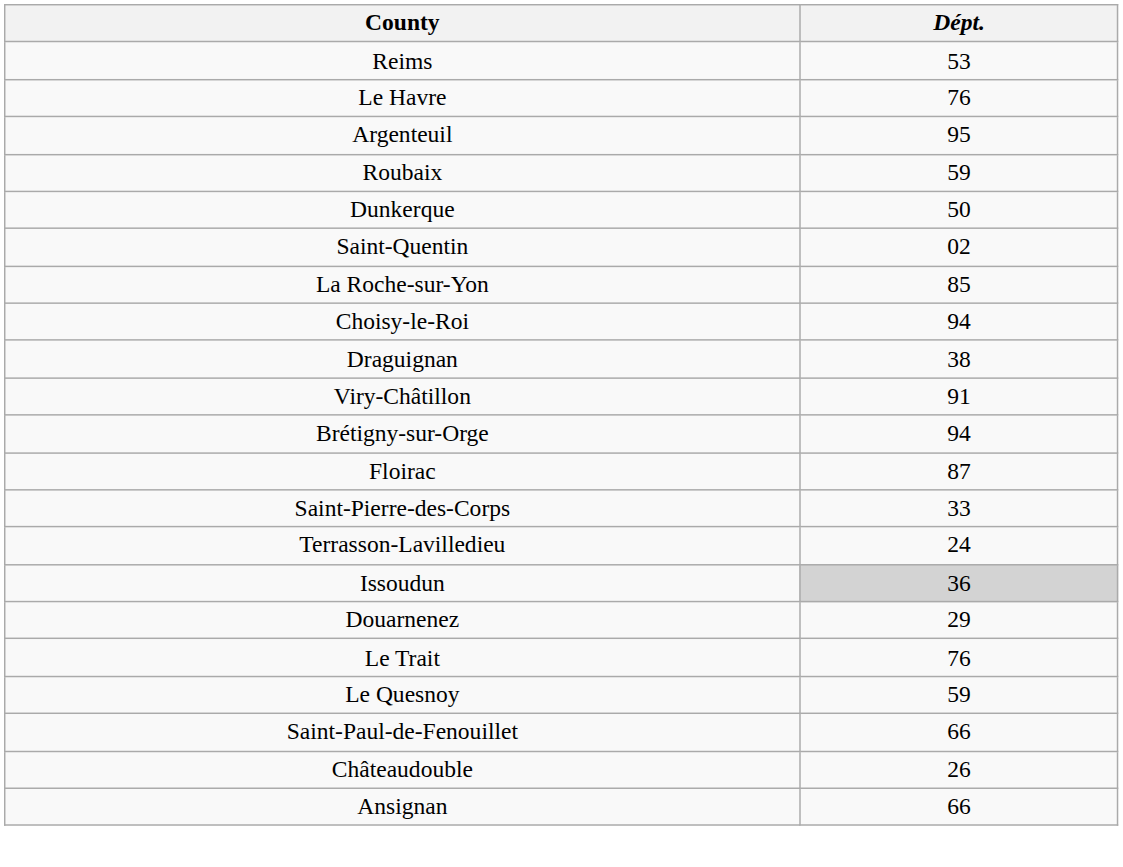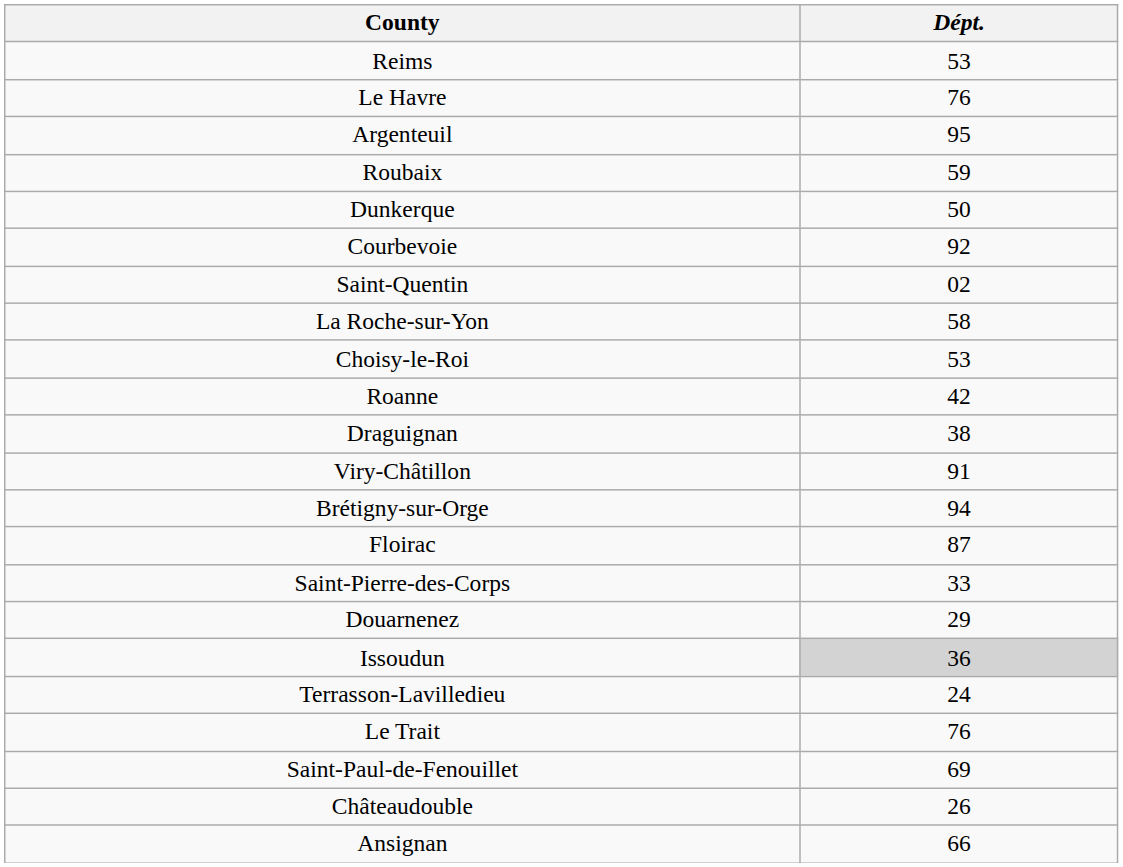+ row: (402, 246)
(959, 284) 85 -> (959, 321) 58
(959, 321) 94 -> (959, 358) 53
+ row: (402, 396)
rows swapped: (402, 619) <-> (402, 545)
- row: (402, 694)
(959, 731) 66 -> (959, 769) 69
